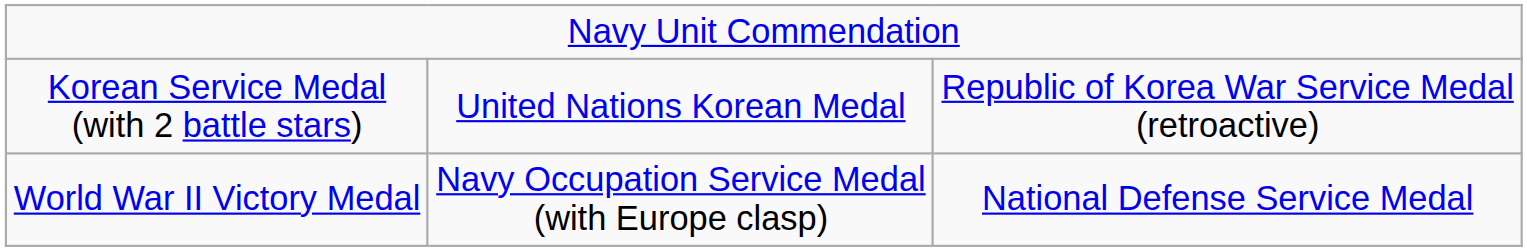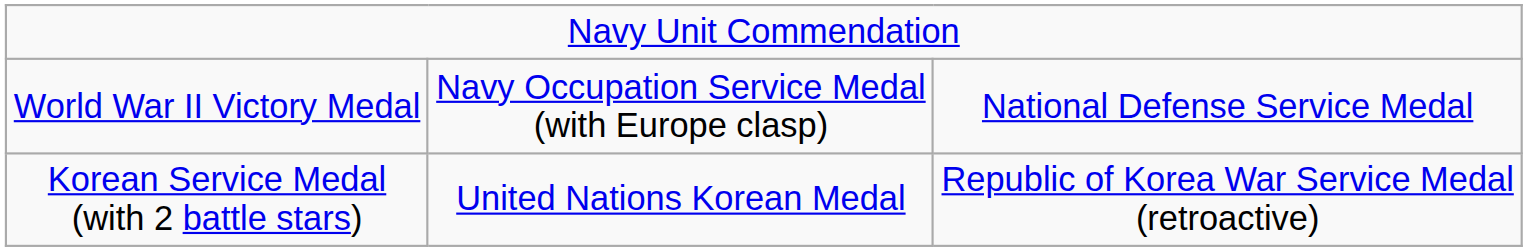rows swapped: (217, 198) <-> (217, 105)
